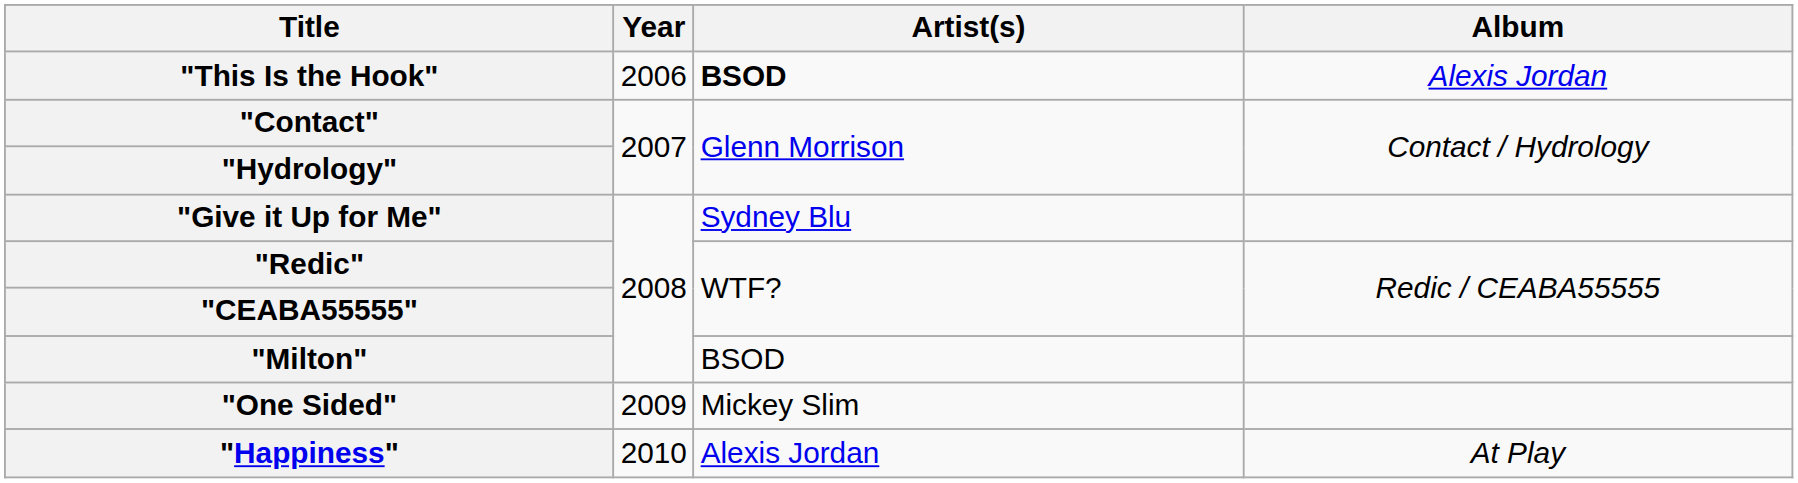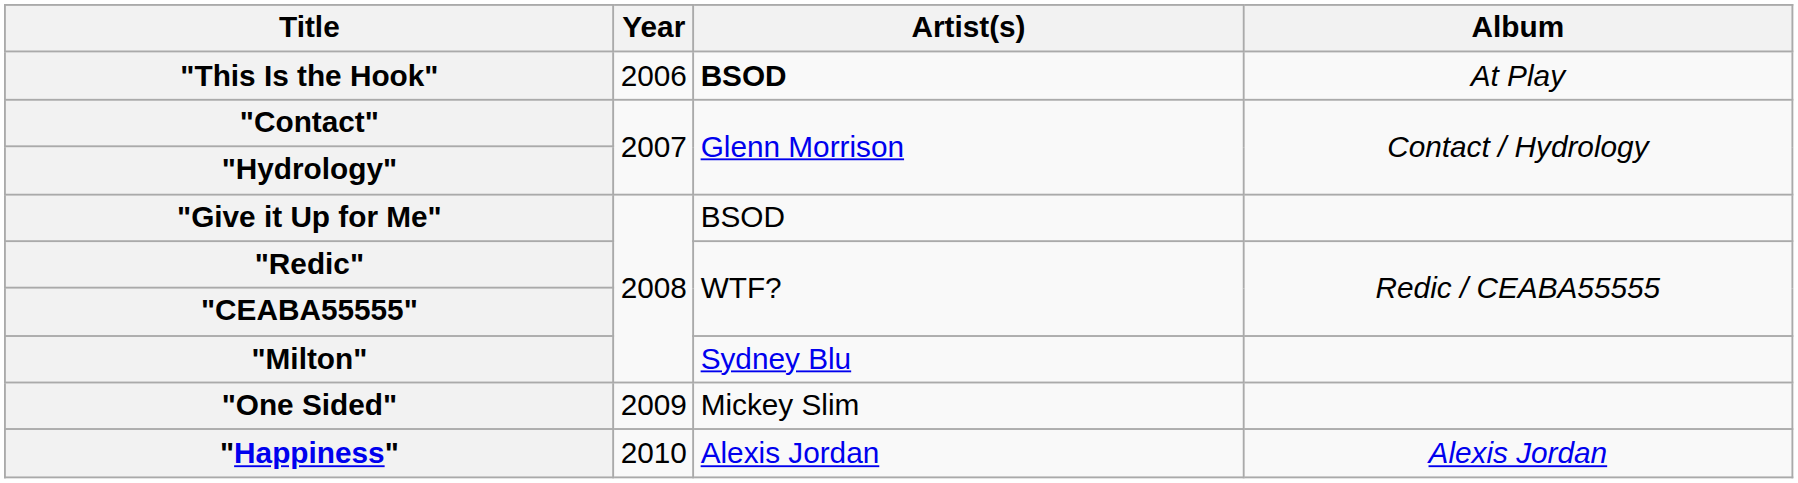(1518, 75) Alexis Jordan -> (1518, 75) At Play
(776, 216) Sydney Blu -> (743, 216) BSOD
(743, 358) BSOD -> (776, 358) Sydney Blu
(1518, 452) At Play -> (1518, 452) Alexis Jordan
